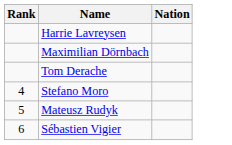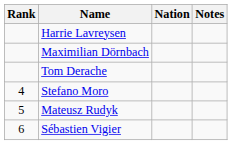+ column: (210, 14)
